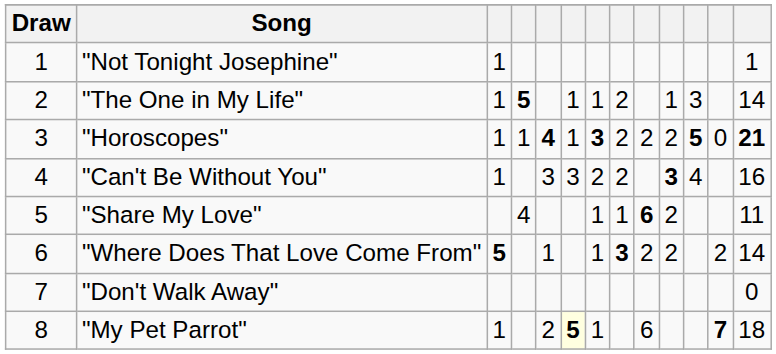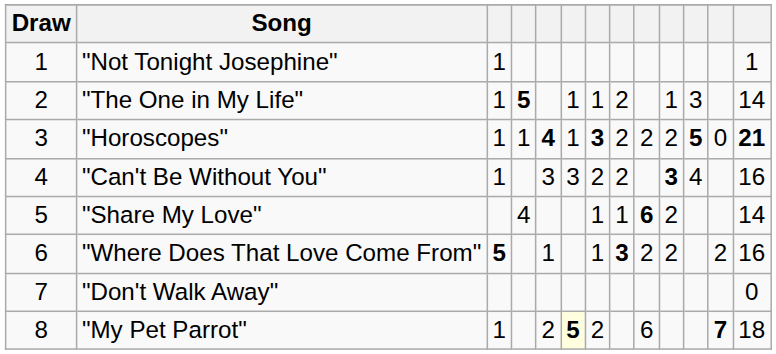(752, 215) 11 -> (752, 215) 14
(752, 253) 14 -> (752, 253) 16
(597, 330) 1 -> (597, 330) 2
